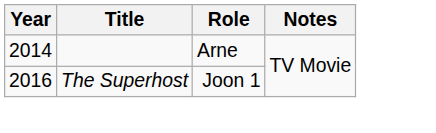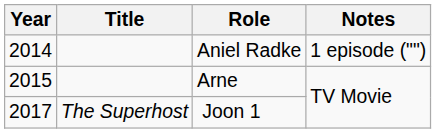+ row: (249, 50)
(31, 50) 2014 -> (31, 81) 2015
(31, 81) 2016 -> (31, 111) 2017
